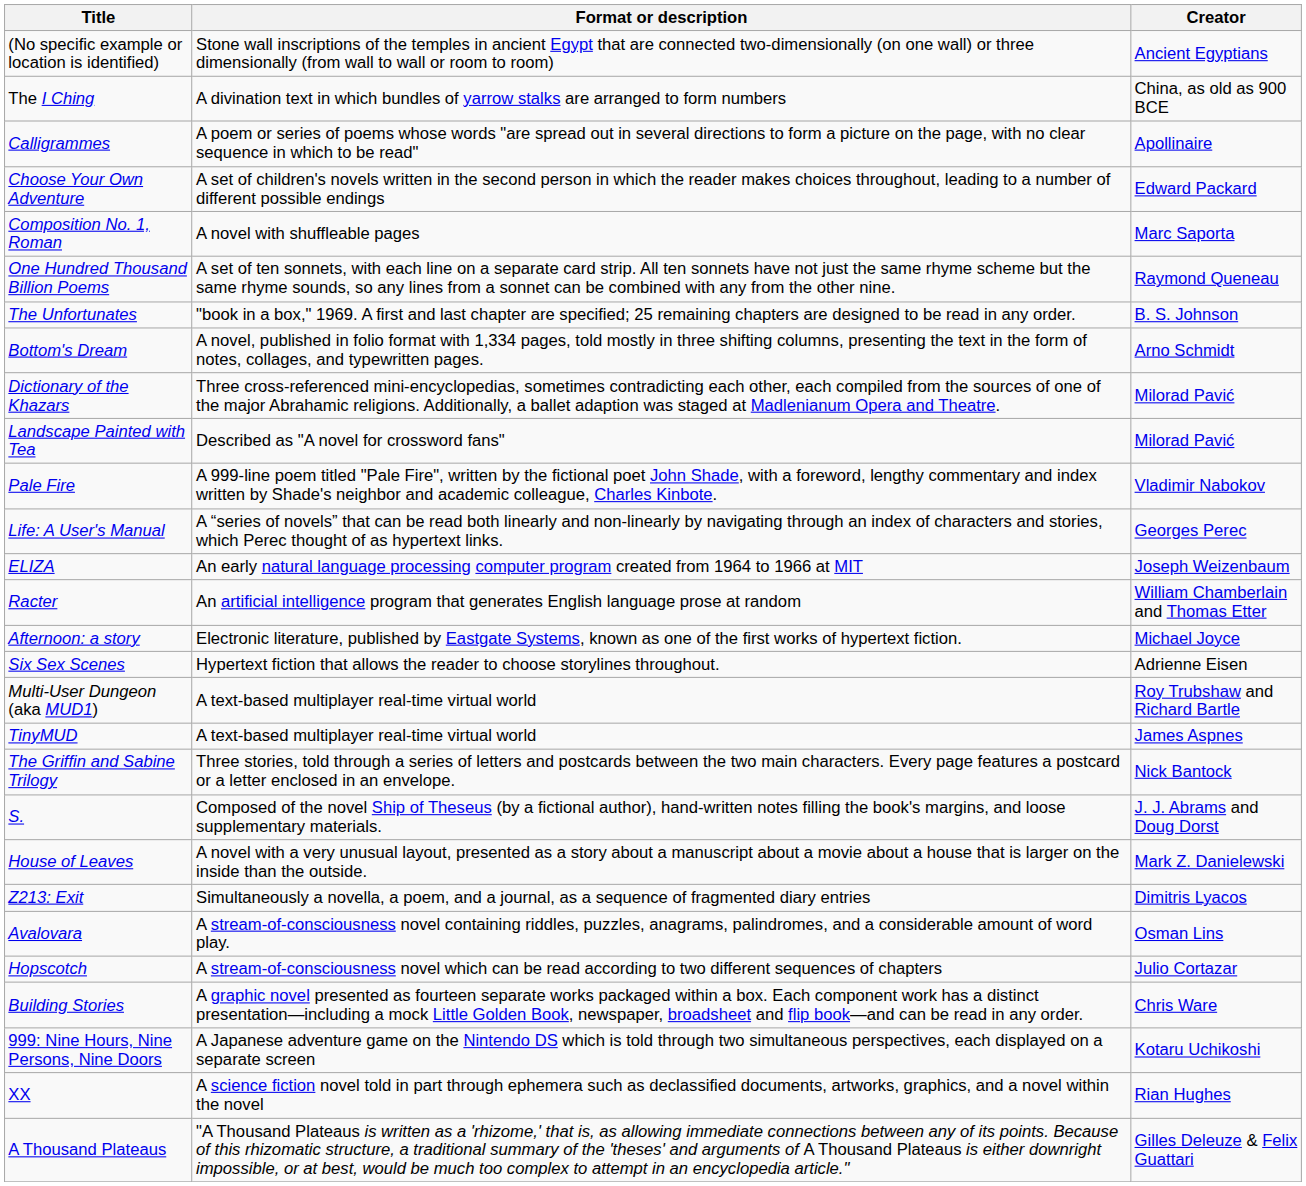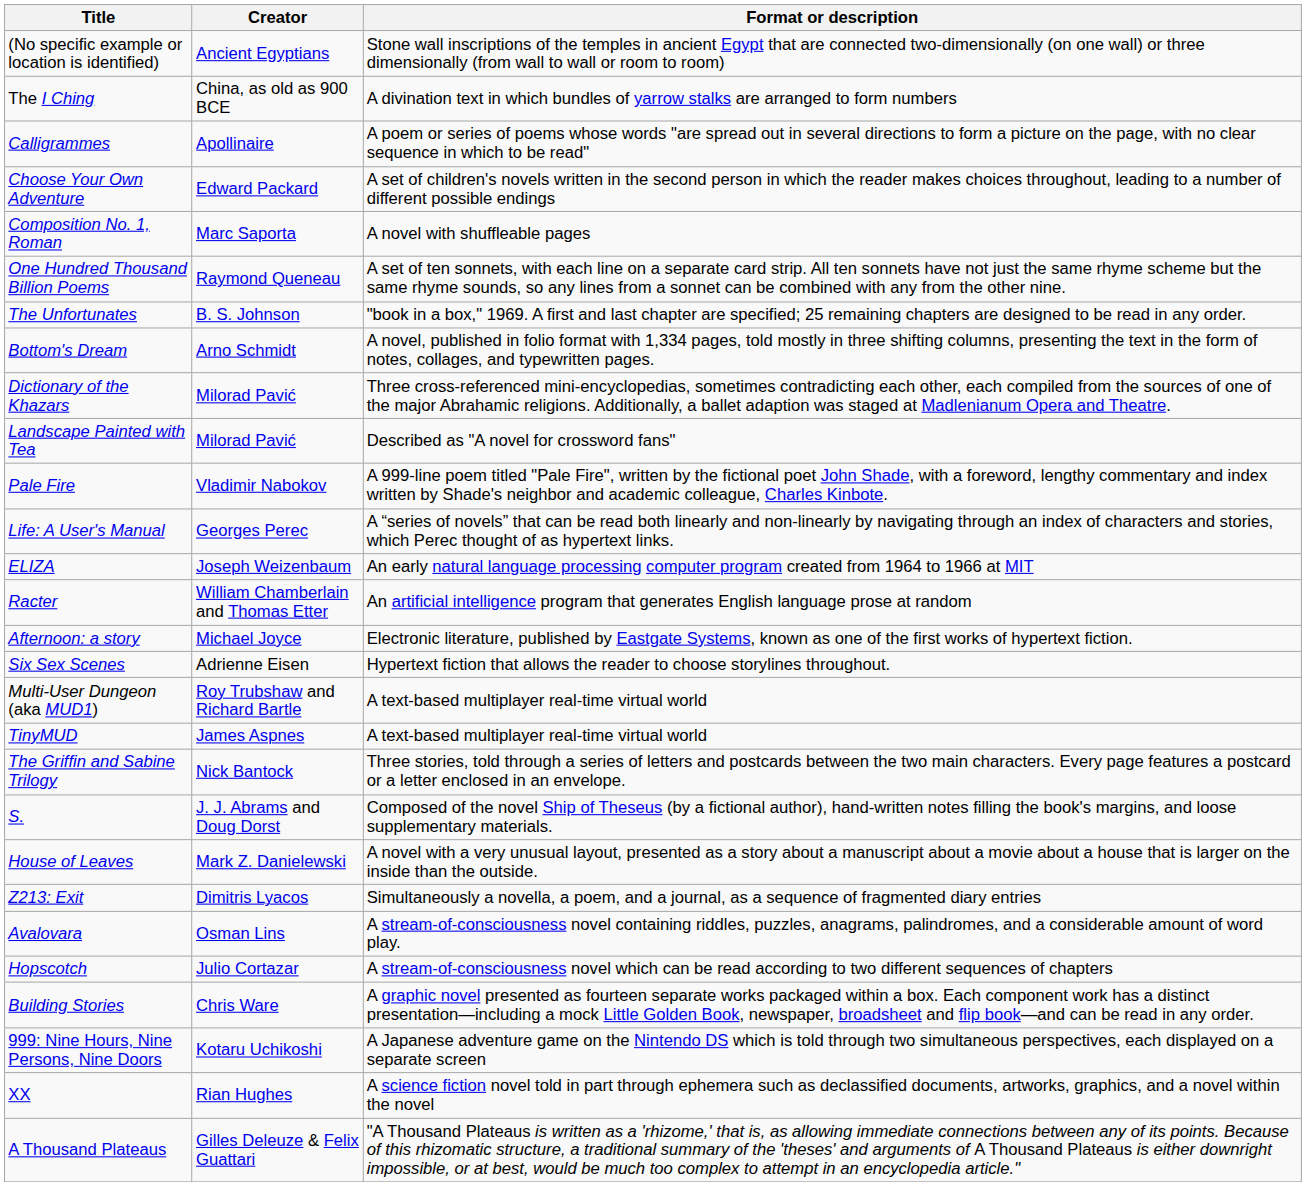columns swapped: (1216, 17) <-> (661, 17)
